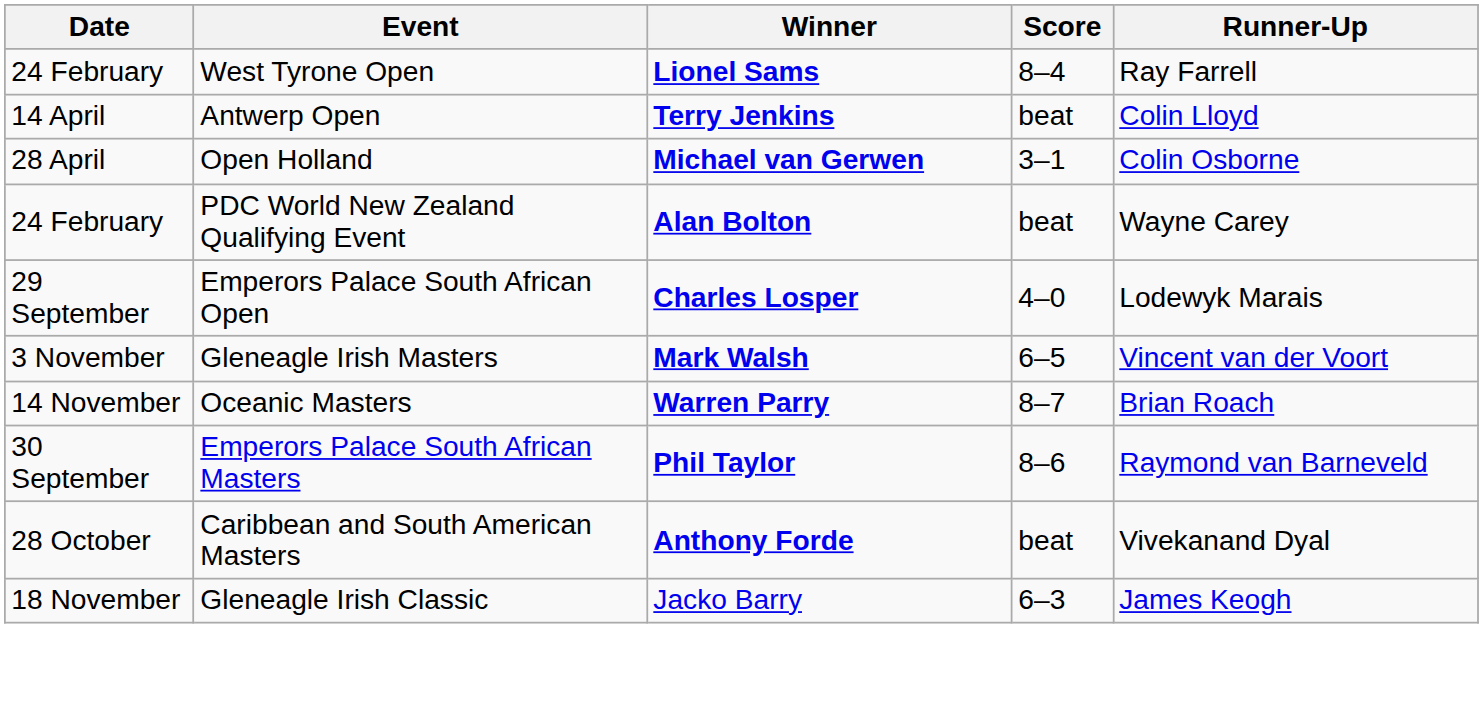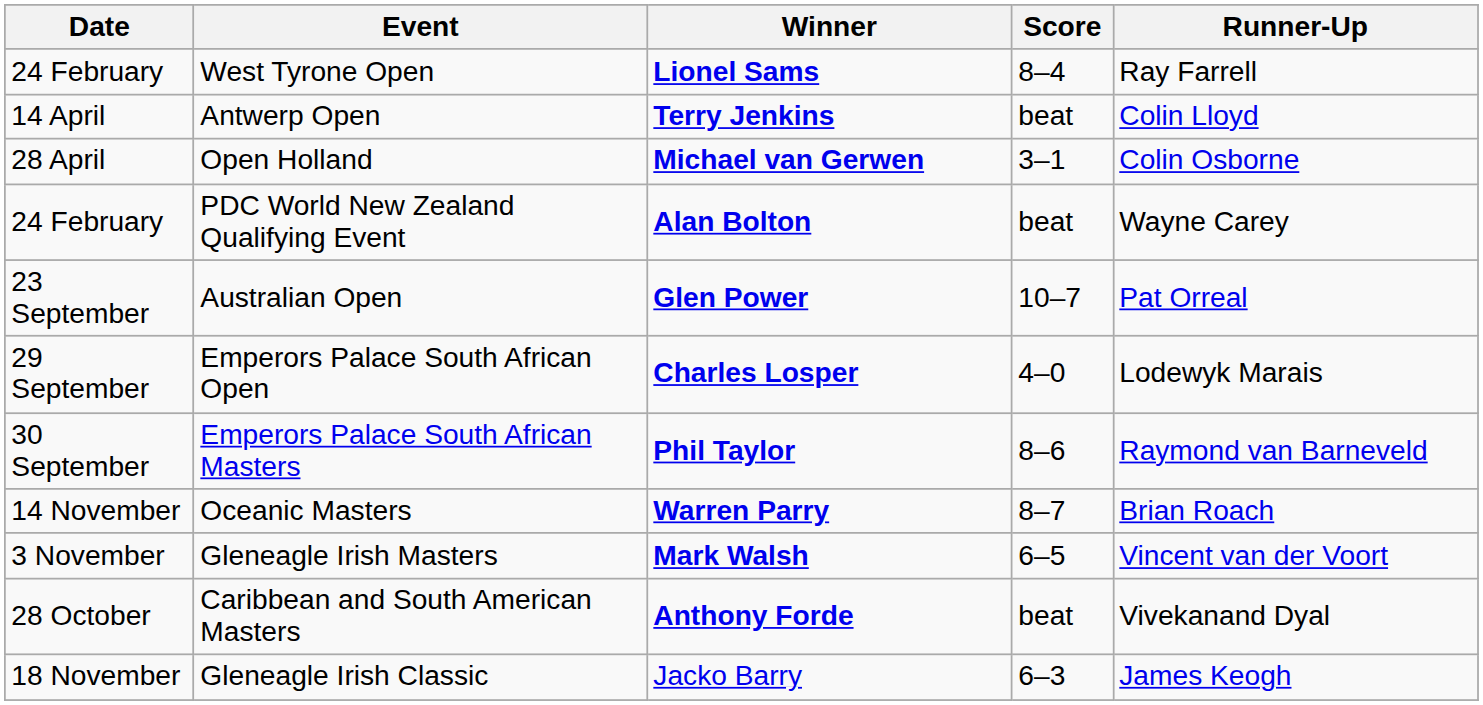+ row: (301, 297)
rows swapped: (396, 463) <-> (349, 358)
